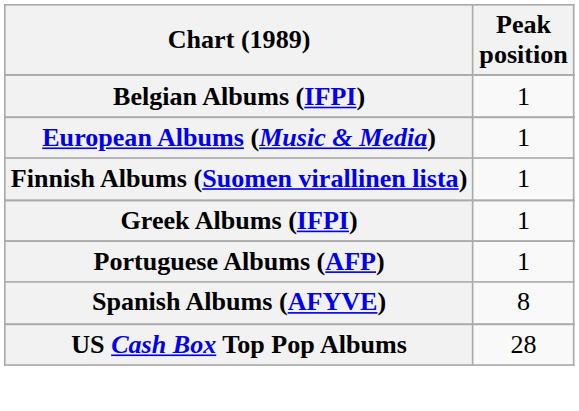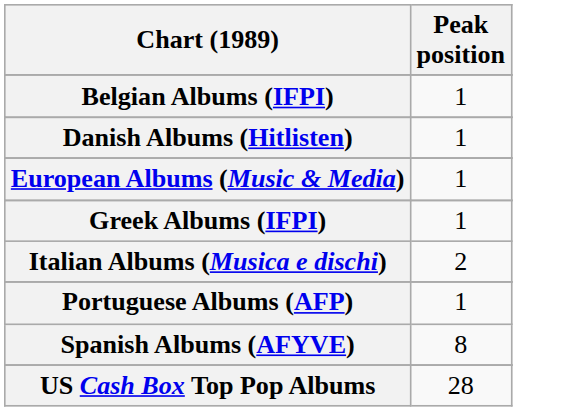+ row: (208, 137)
- row: (239, 178)
+ row: (208, 261)
